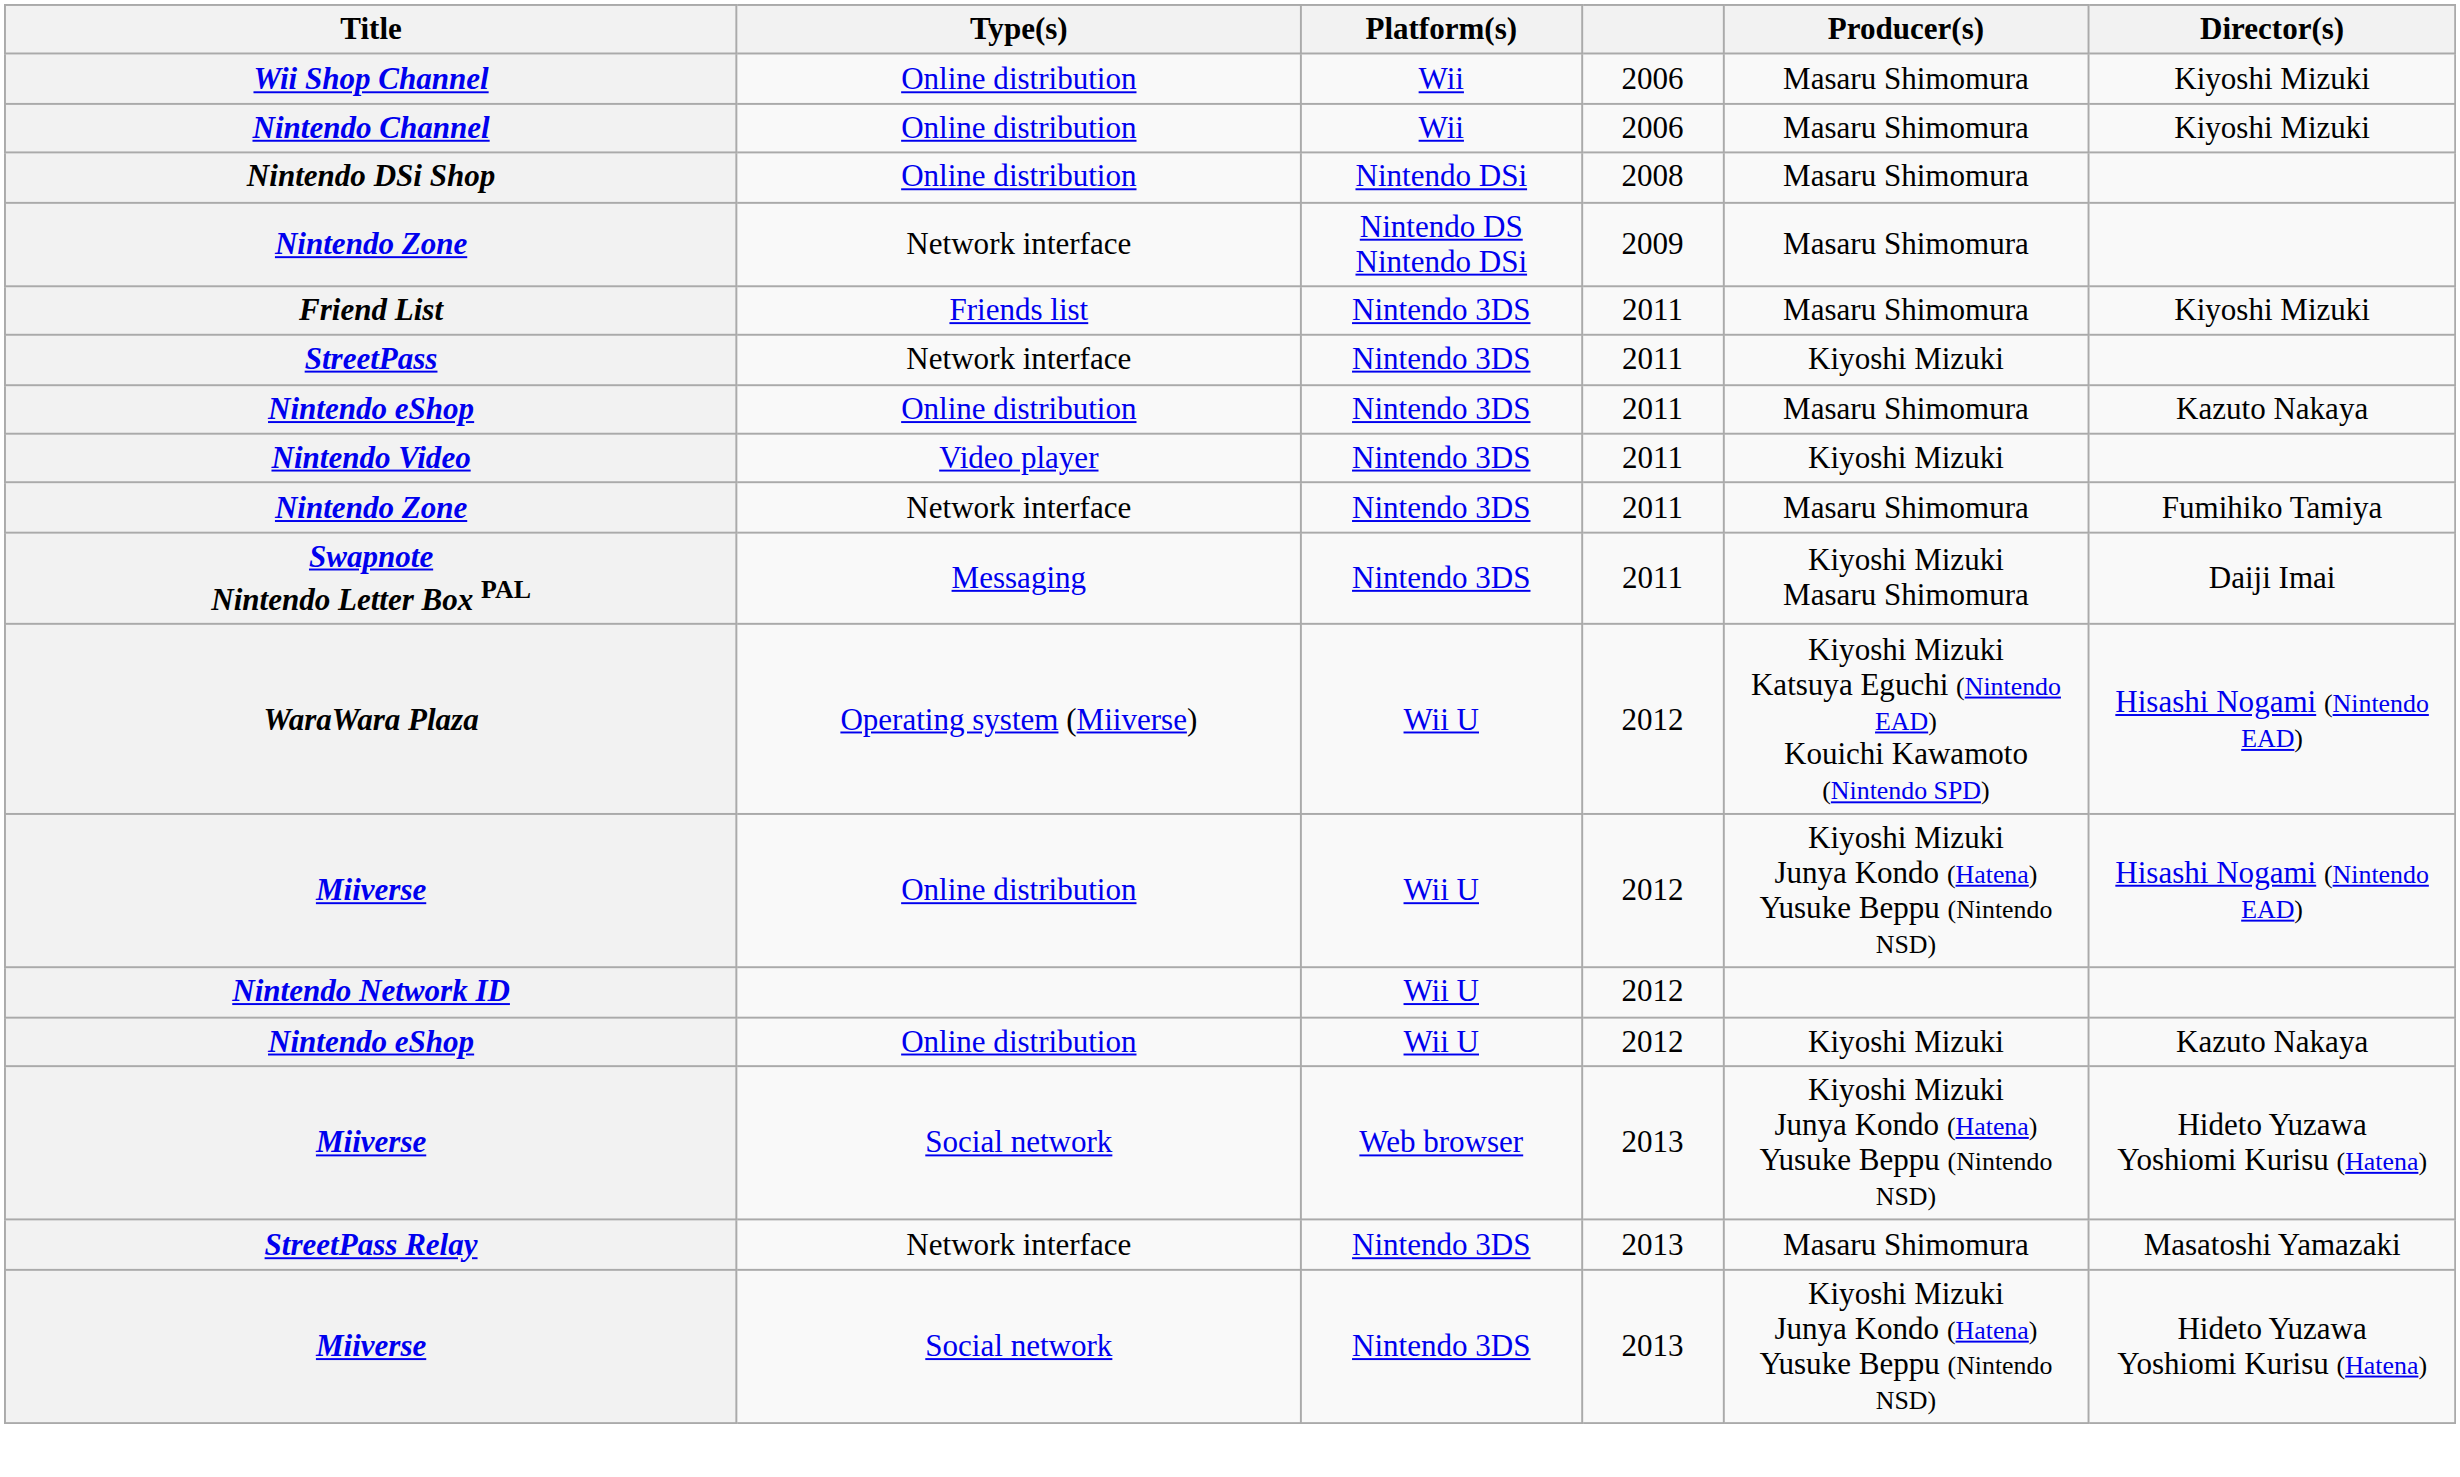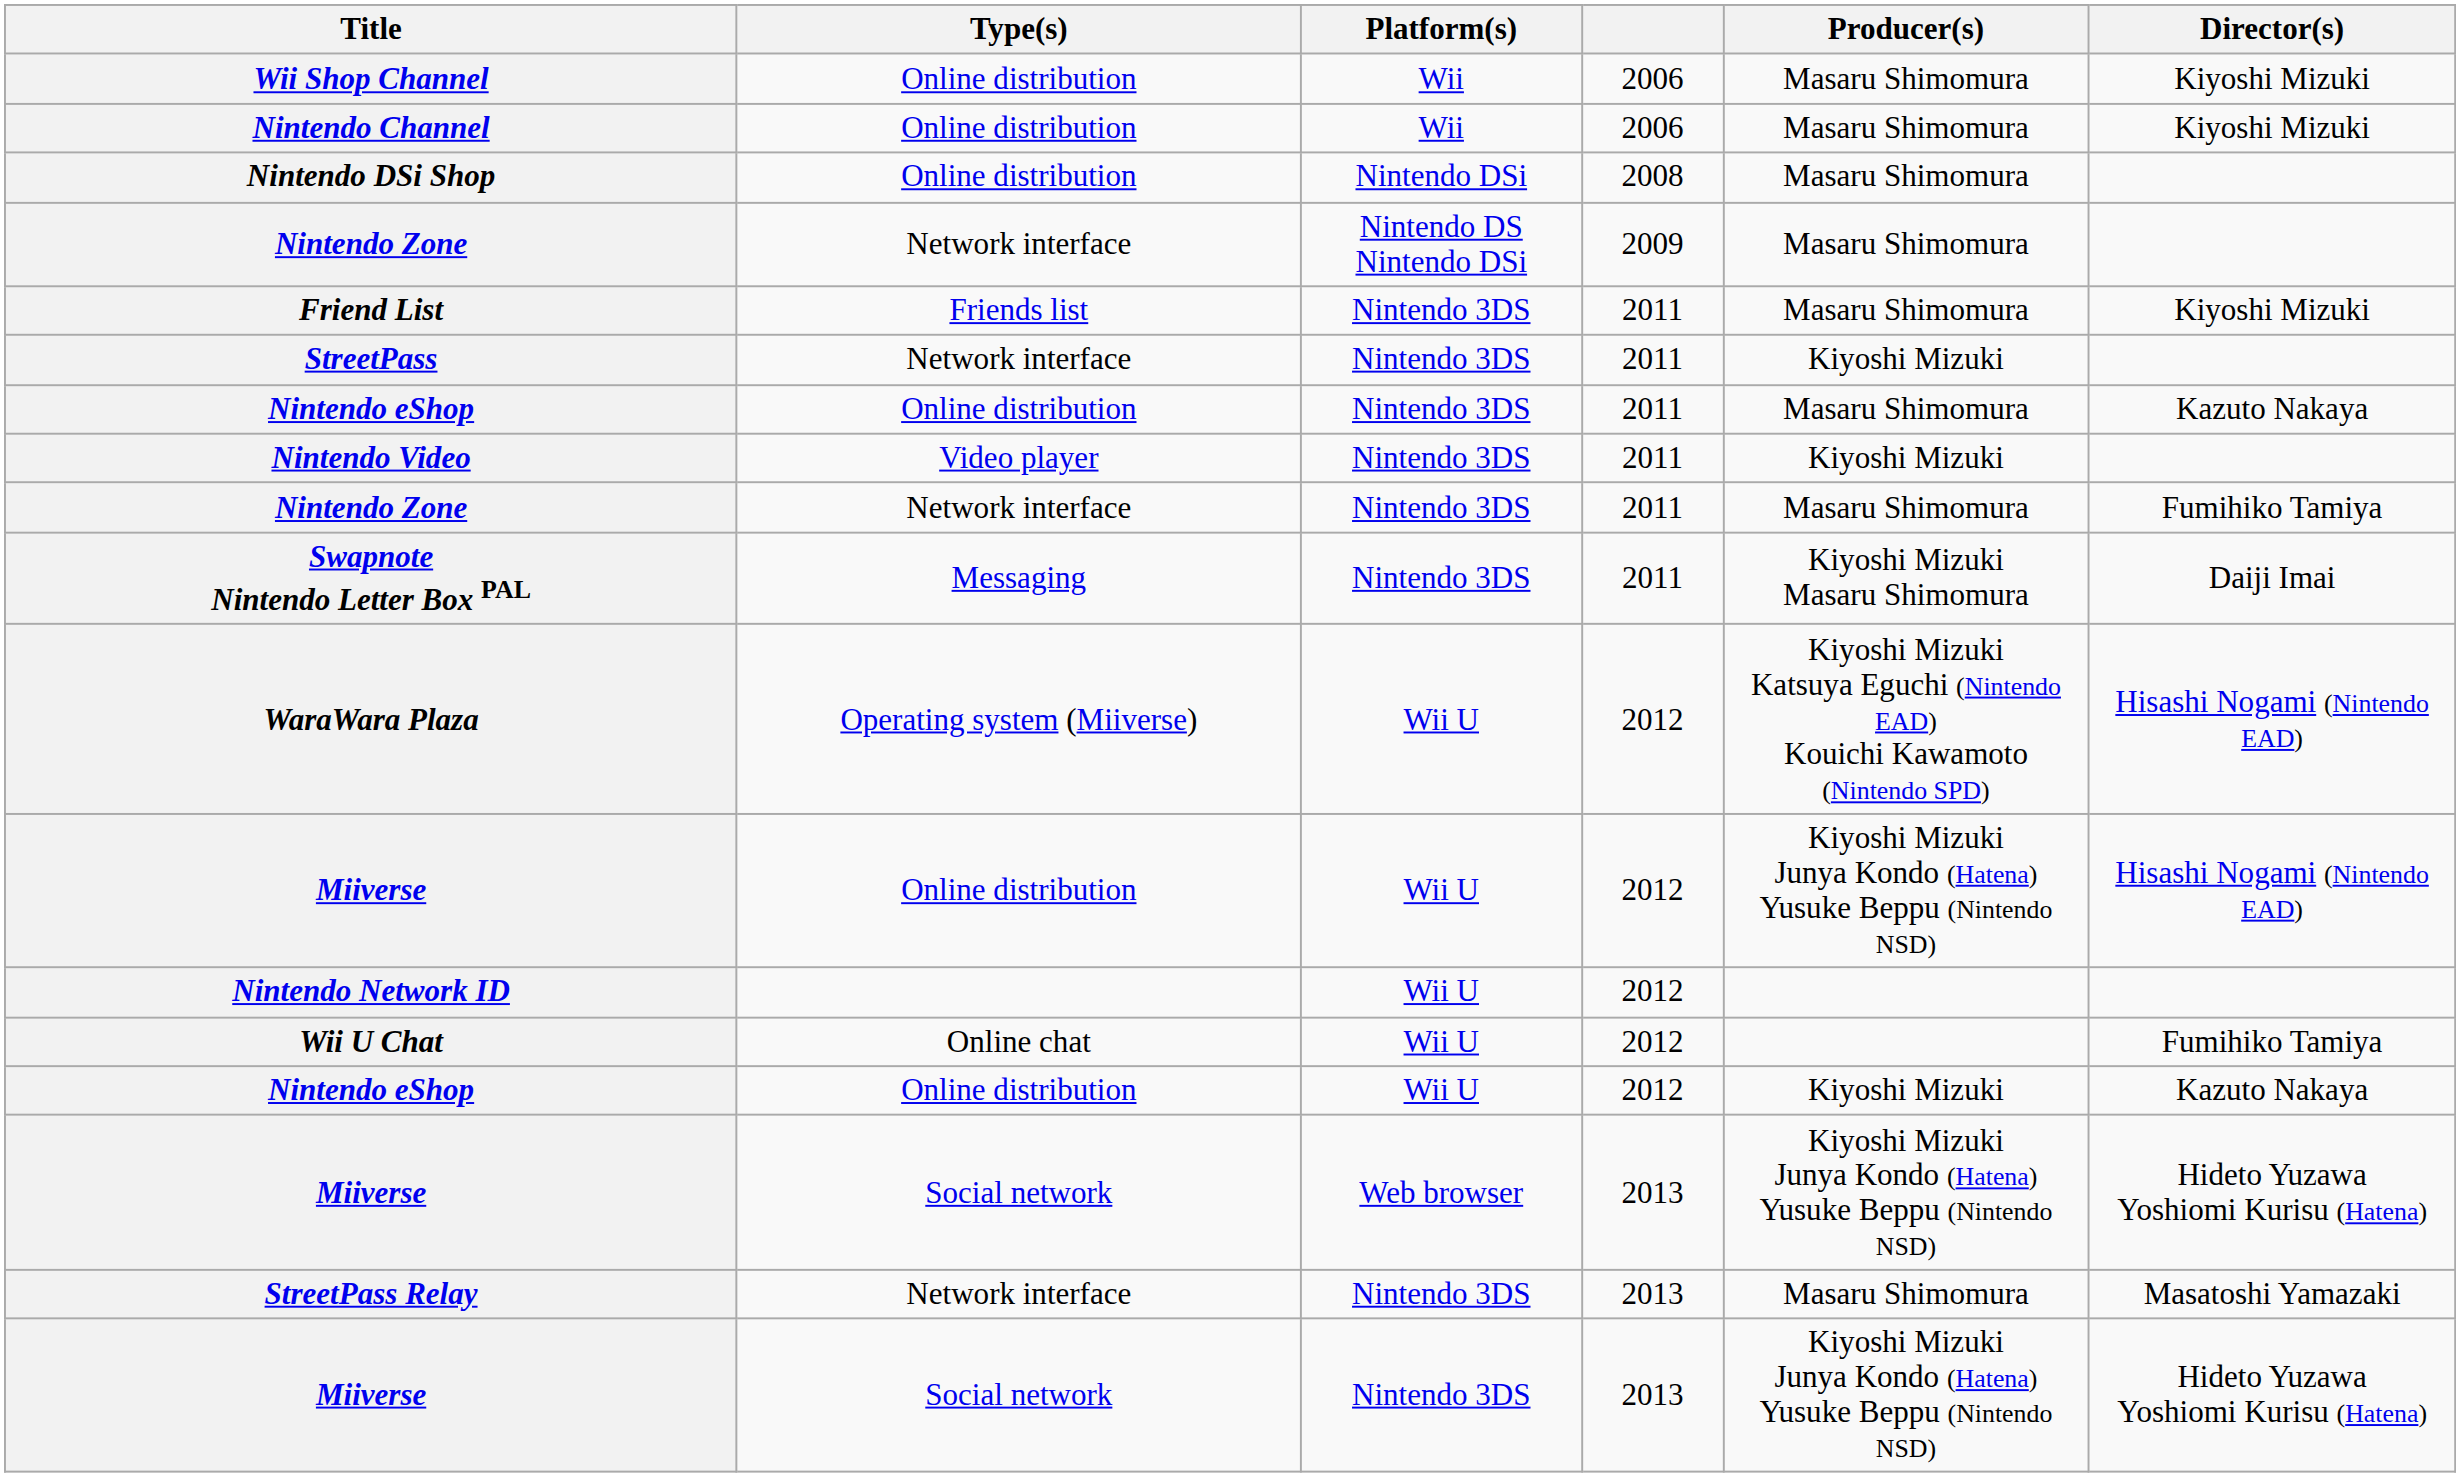+ row: (371, 1040)
